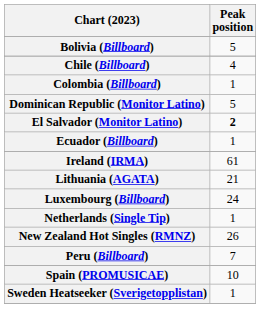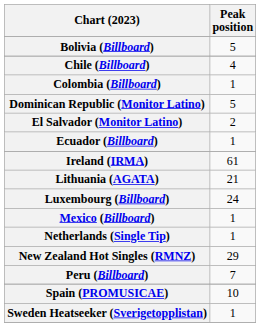(233, 122) bold -> (233, 122) normal
+ row: (107, 217)
(233, 236) 26 -> (233, 255) 29
